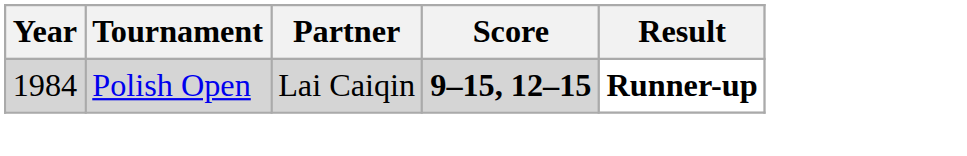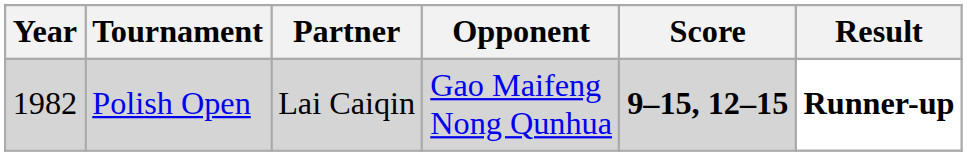+ column: (521, 31)
(45, 84) 1984 -> (45, 103) 1982
